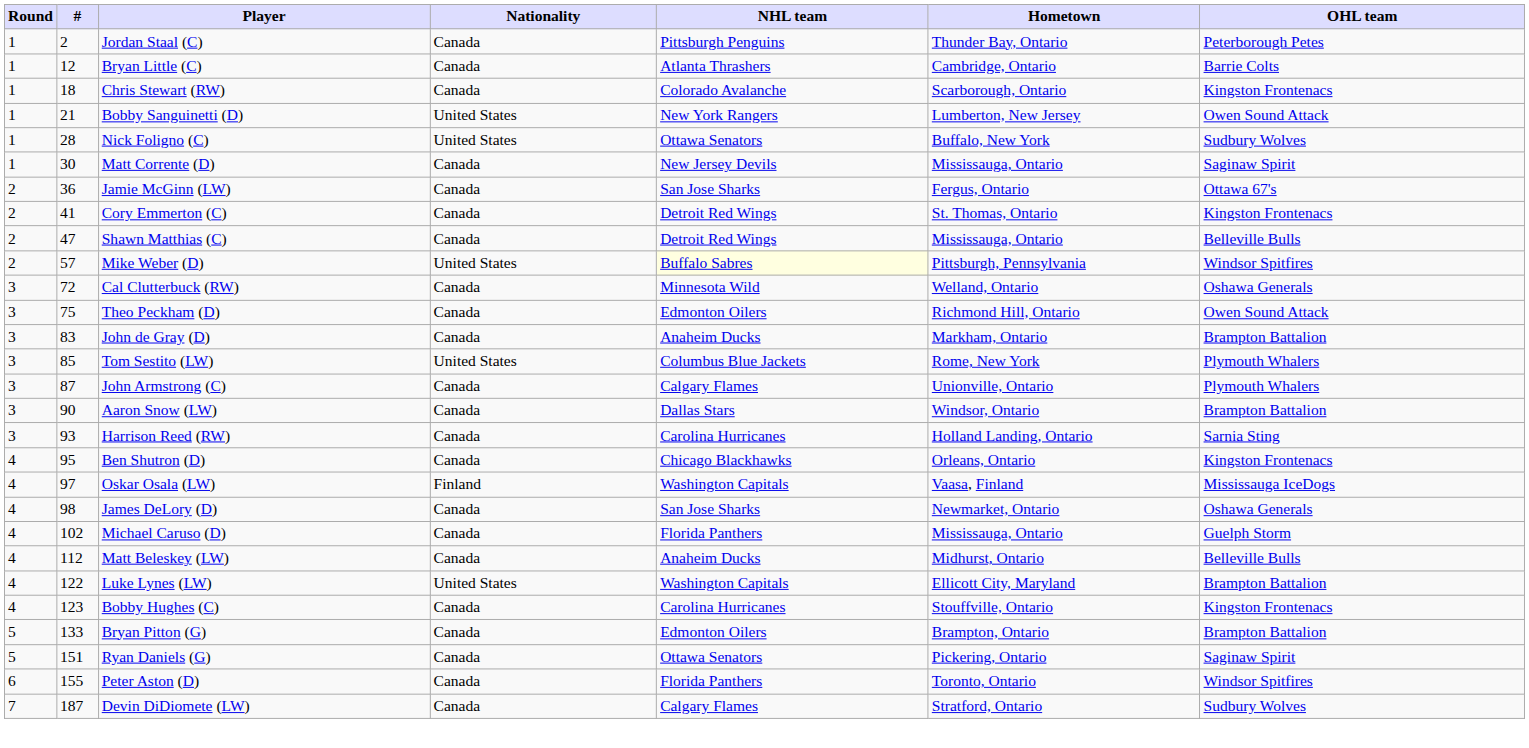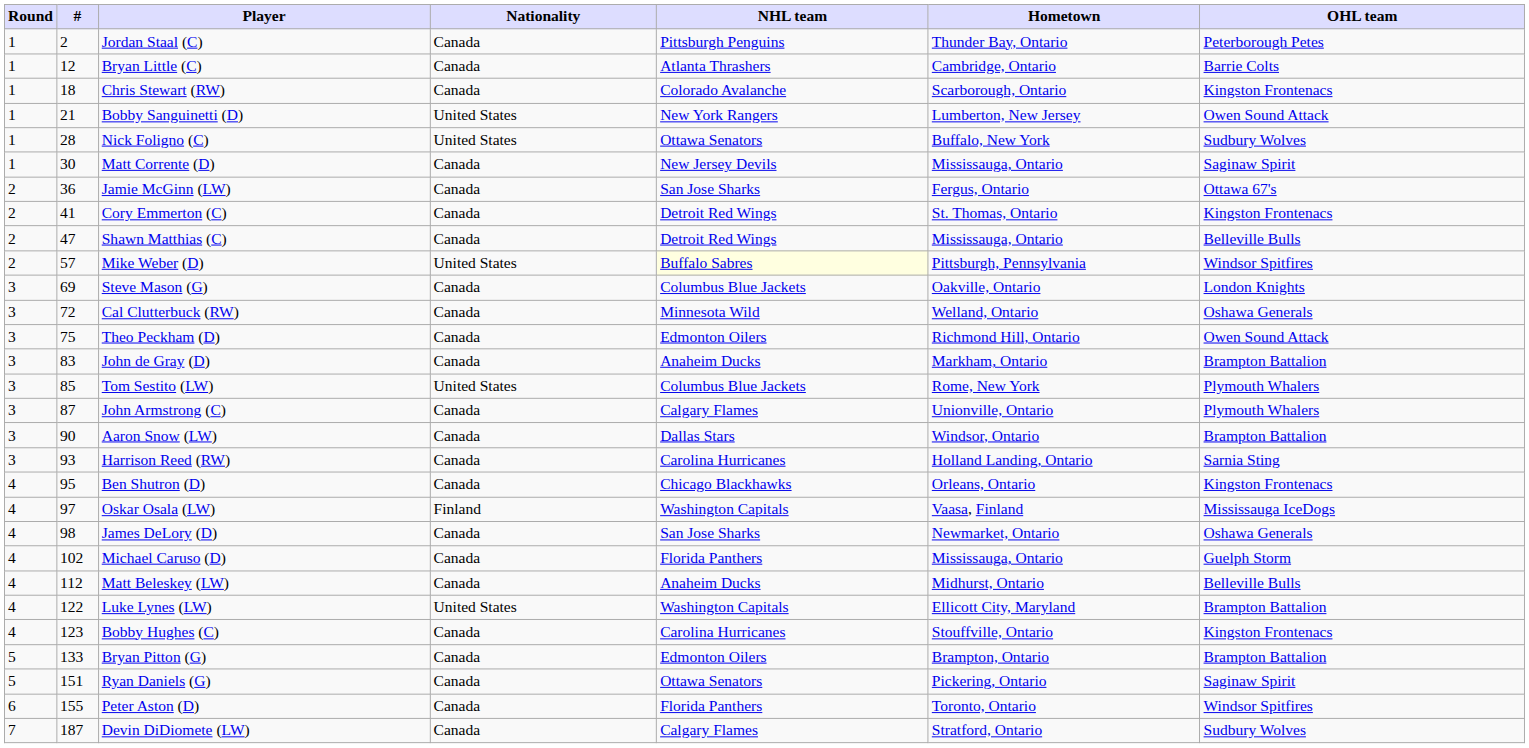+ row: (155, 287)
